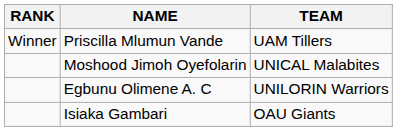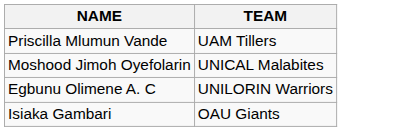- column: (32, 16)
